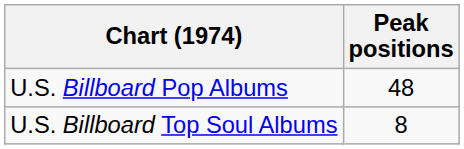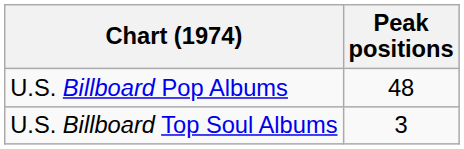(401, 125) 8 -> (401, 125) 3
